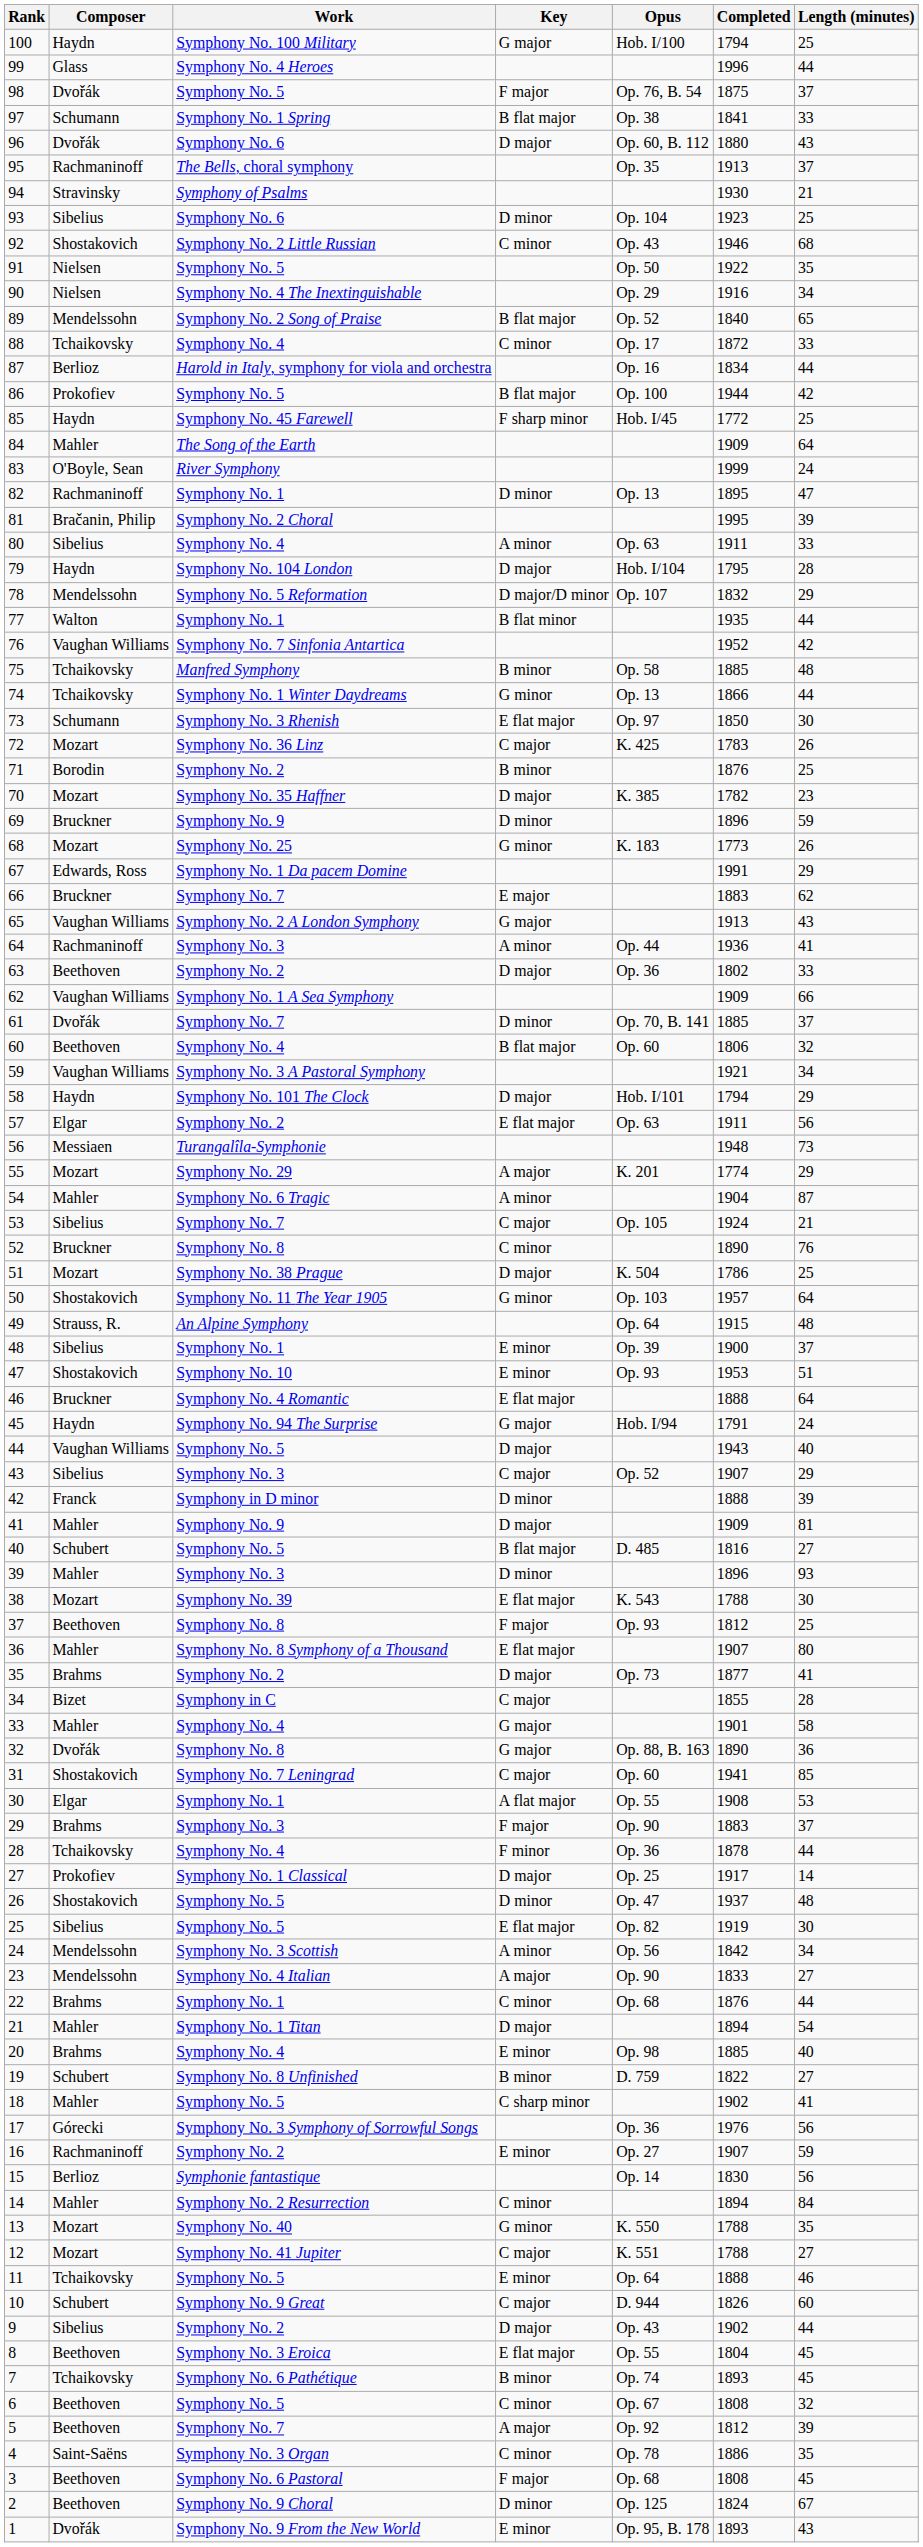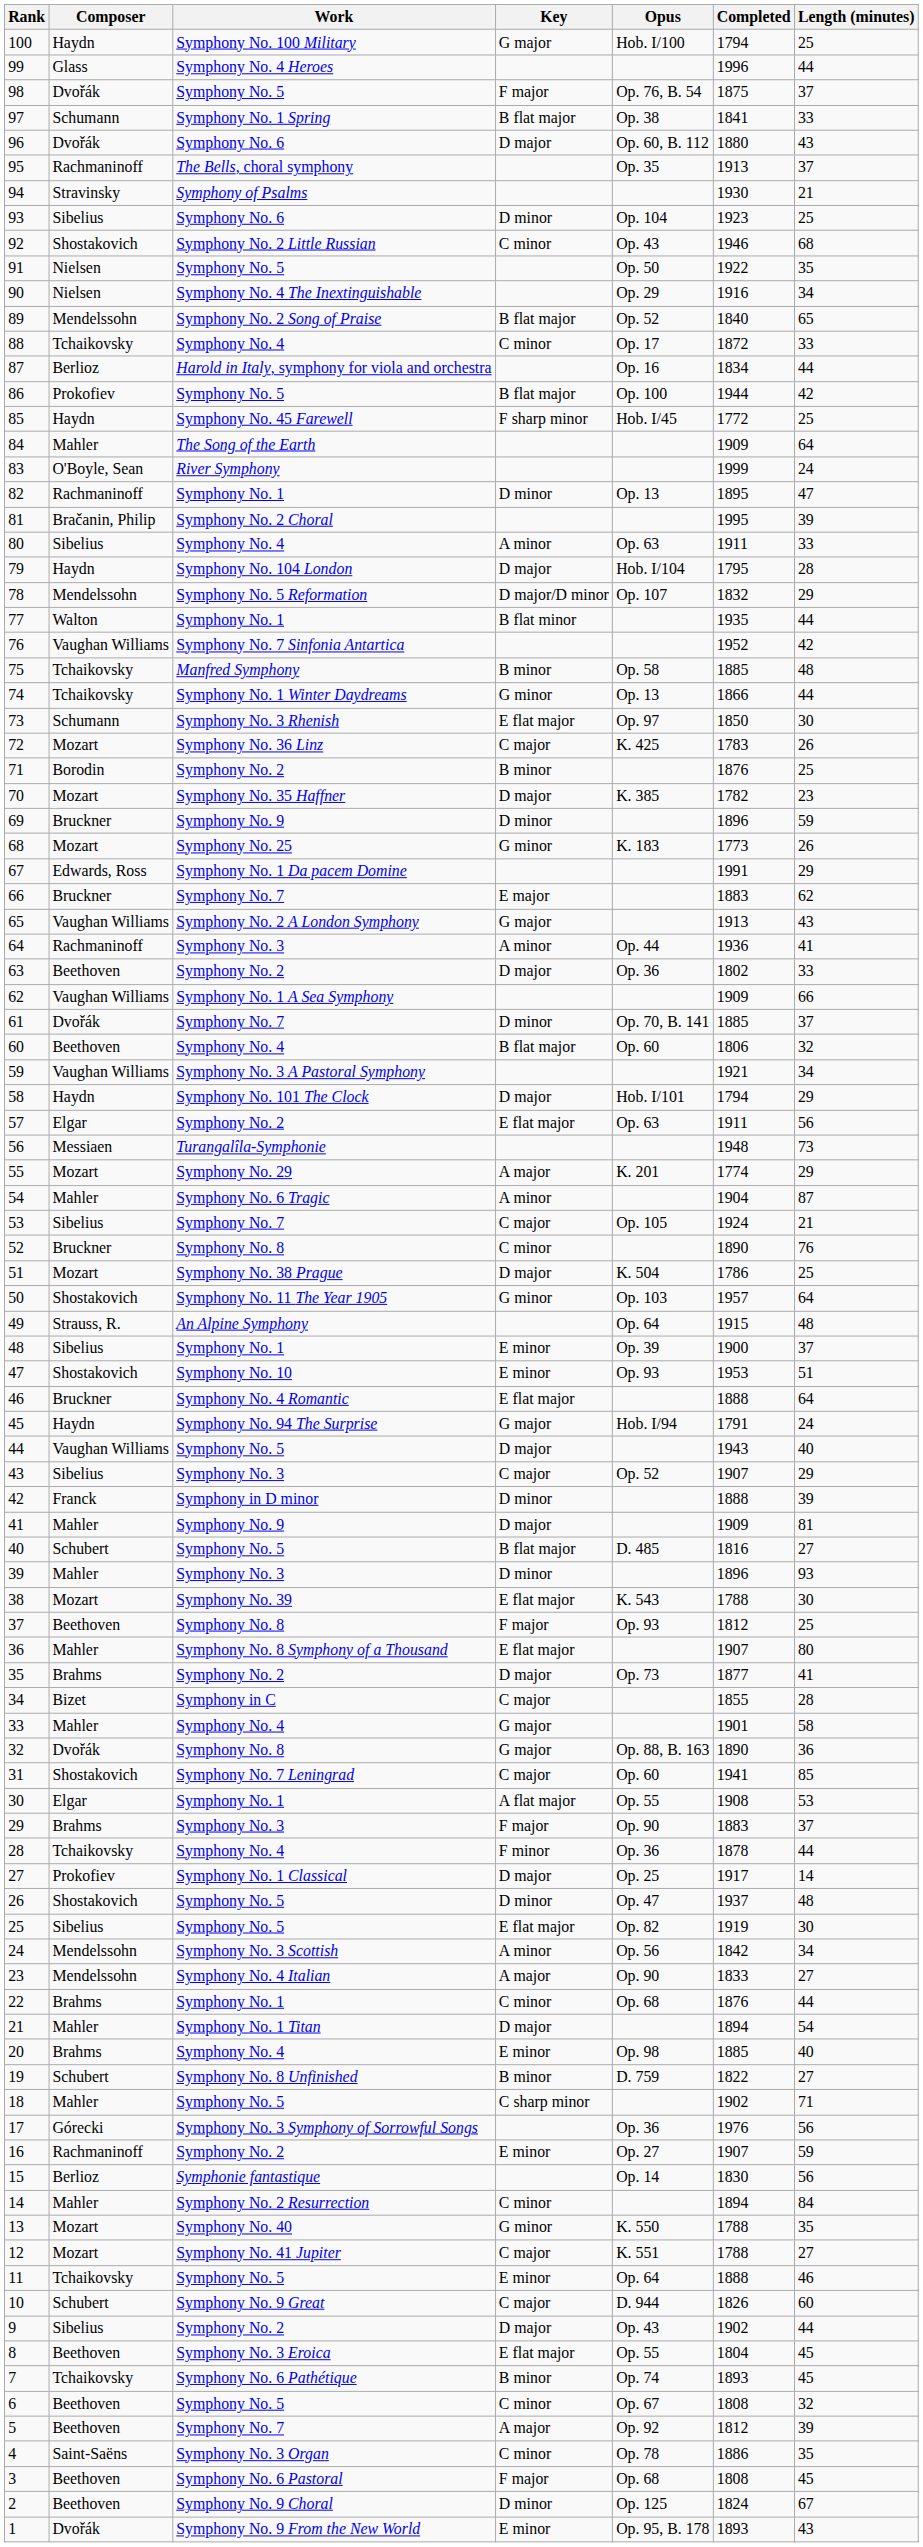(806, 2102) 41 -> (806, 2102) 71
